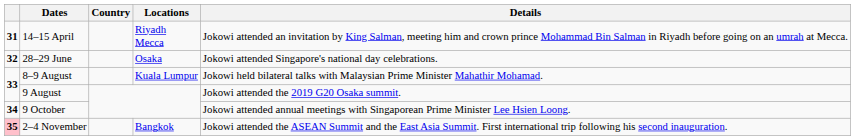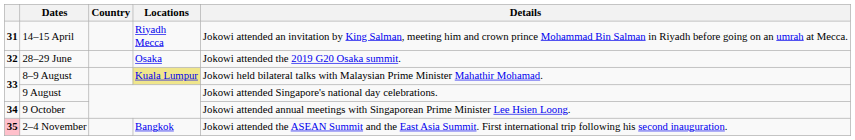(320, 59) Jokowi attended Singapore's national day celebrations. -> (302, 59) Jokowi attended the 2019 G20 Osaka summit.
(167, 76) no background -> (167, 76) khaki background
(302, 93) Jokowi attended the 2019 G20 Osaka summit. -> (320, 93) Jokowi attended Singapore's national day celebrations.
